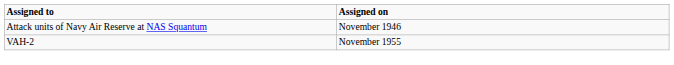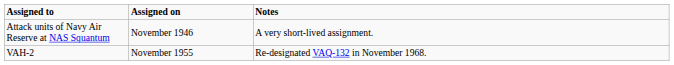+ column: (267, 12)
